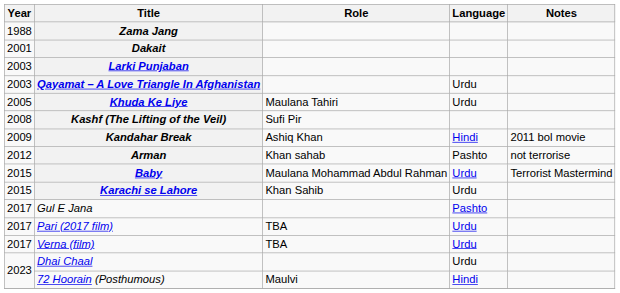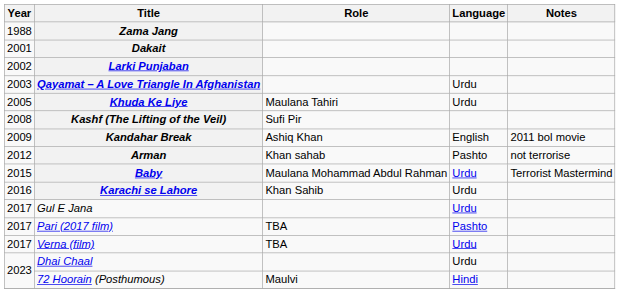(19, 66) 2003 -> (19, 66) 2002
(465, 137) Hindi -> (471, 137) English
(19, 191) 2015 -> (19, 191) 2016
(470, 208) Pashto -> (464, 208) Urdu
(464, 226) Urdu -> (470, 226) Pashto
